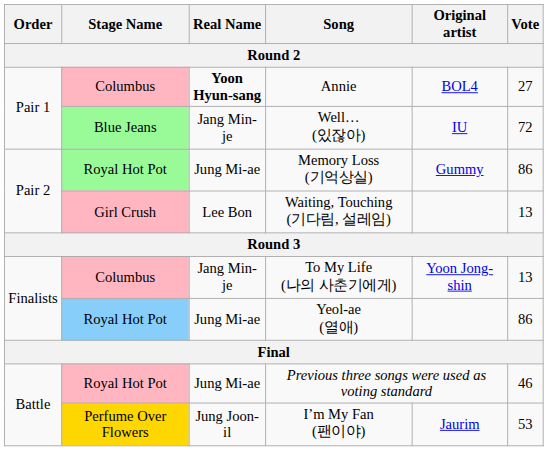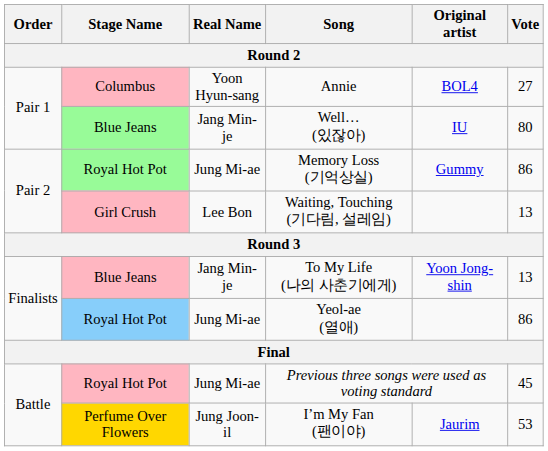(227, 86) bold -> (227, 86) normal
(525, 127) 72 -> (525, 127) 80
(125, 277) Columbus -> (125, 277) Blue Jeans
(525, 383) 46 -> (525, 383) 45
